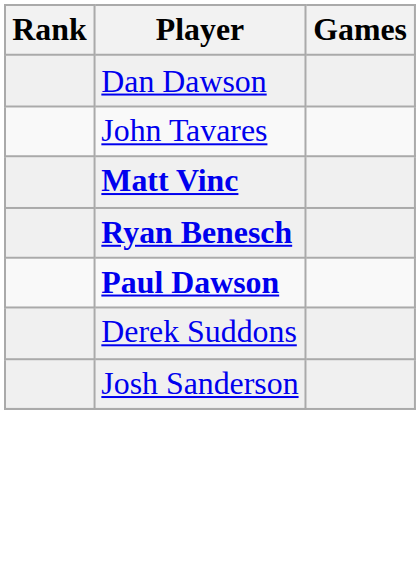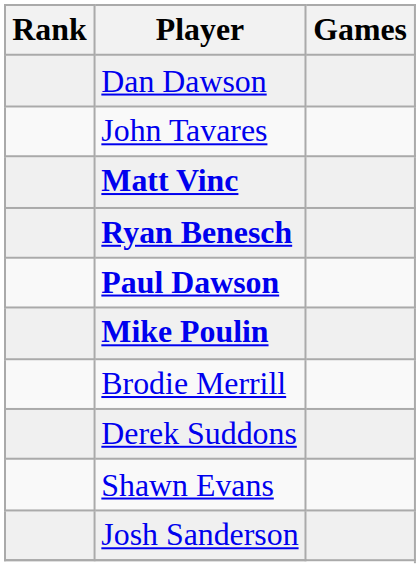+ row: (185, 332)
+ row: (194, 383)
+ row: (188, 484)
